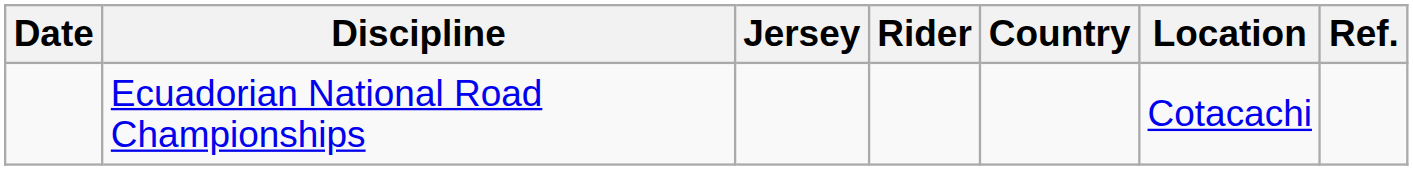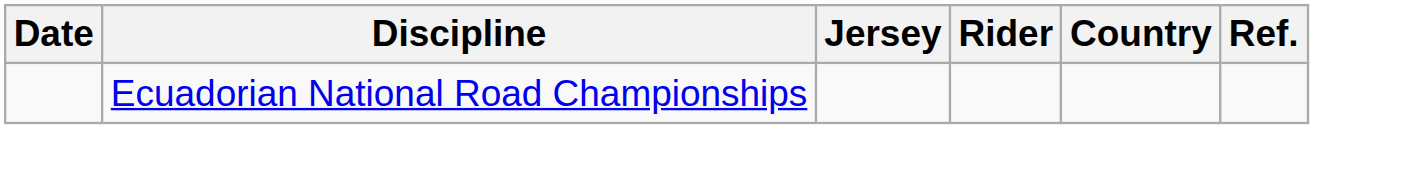- column: (1230, 33)
